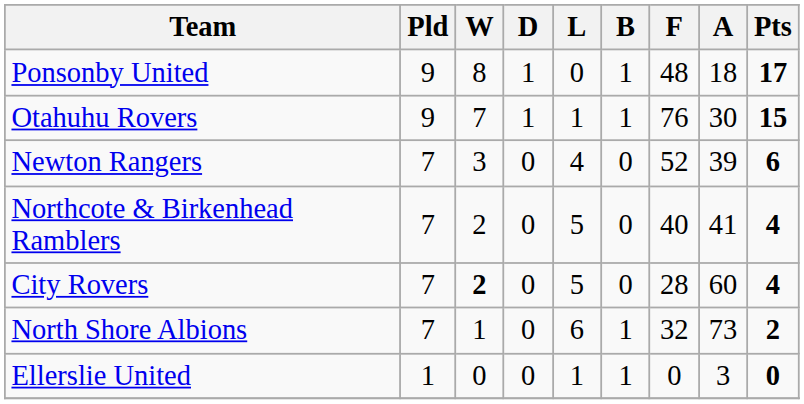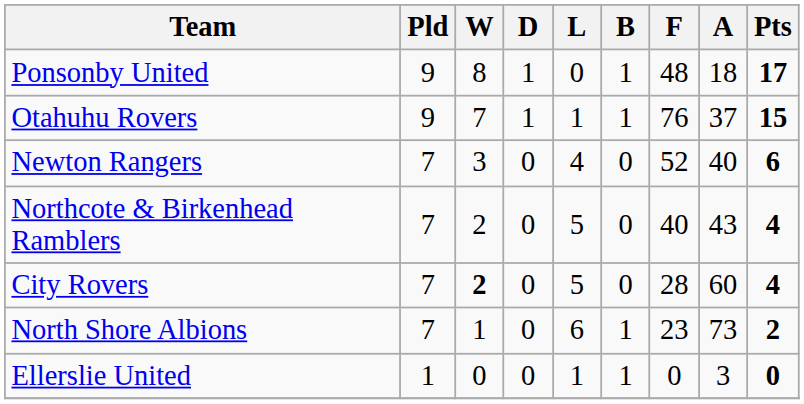(723, 117) 30 -> (723, 117) 37
(723, 162) 39 -> (723, 162) 40
(723, 223) 41 -> (723, 223) 43
(674, 330) 32 -> (674, 330) 23
